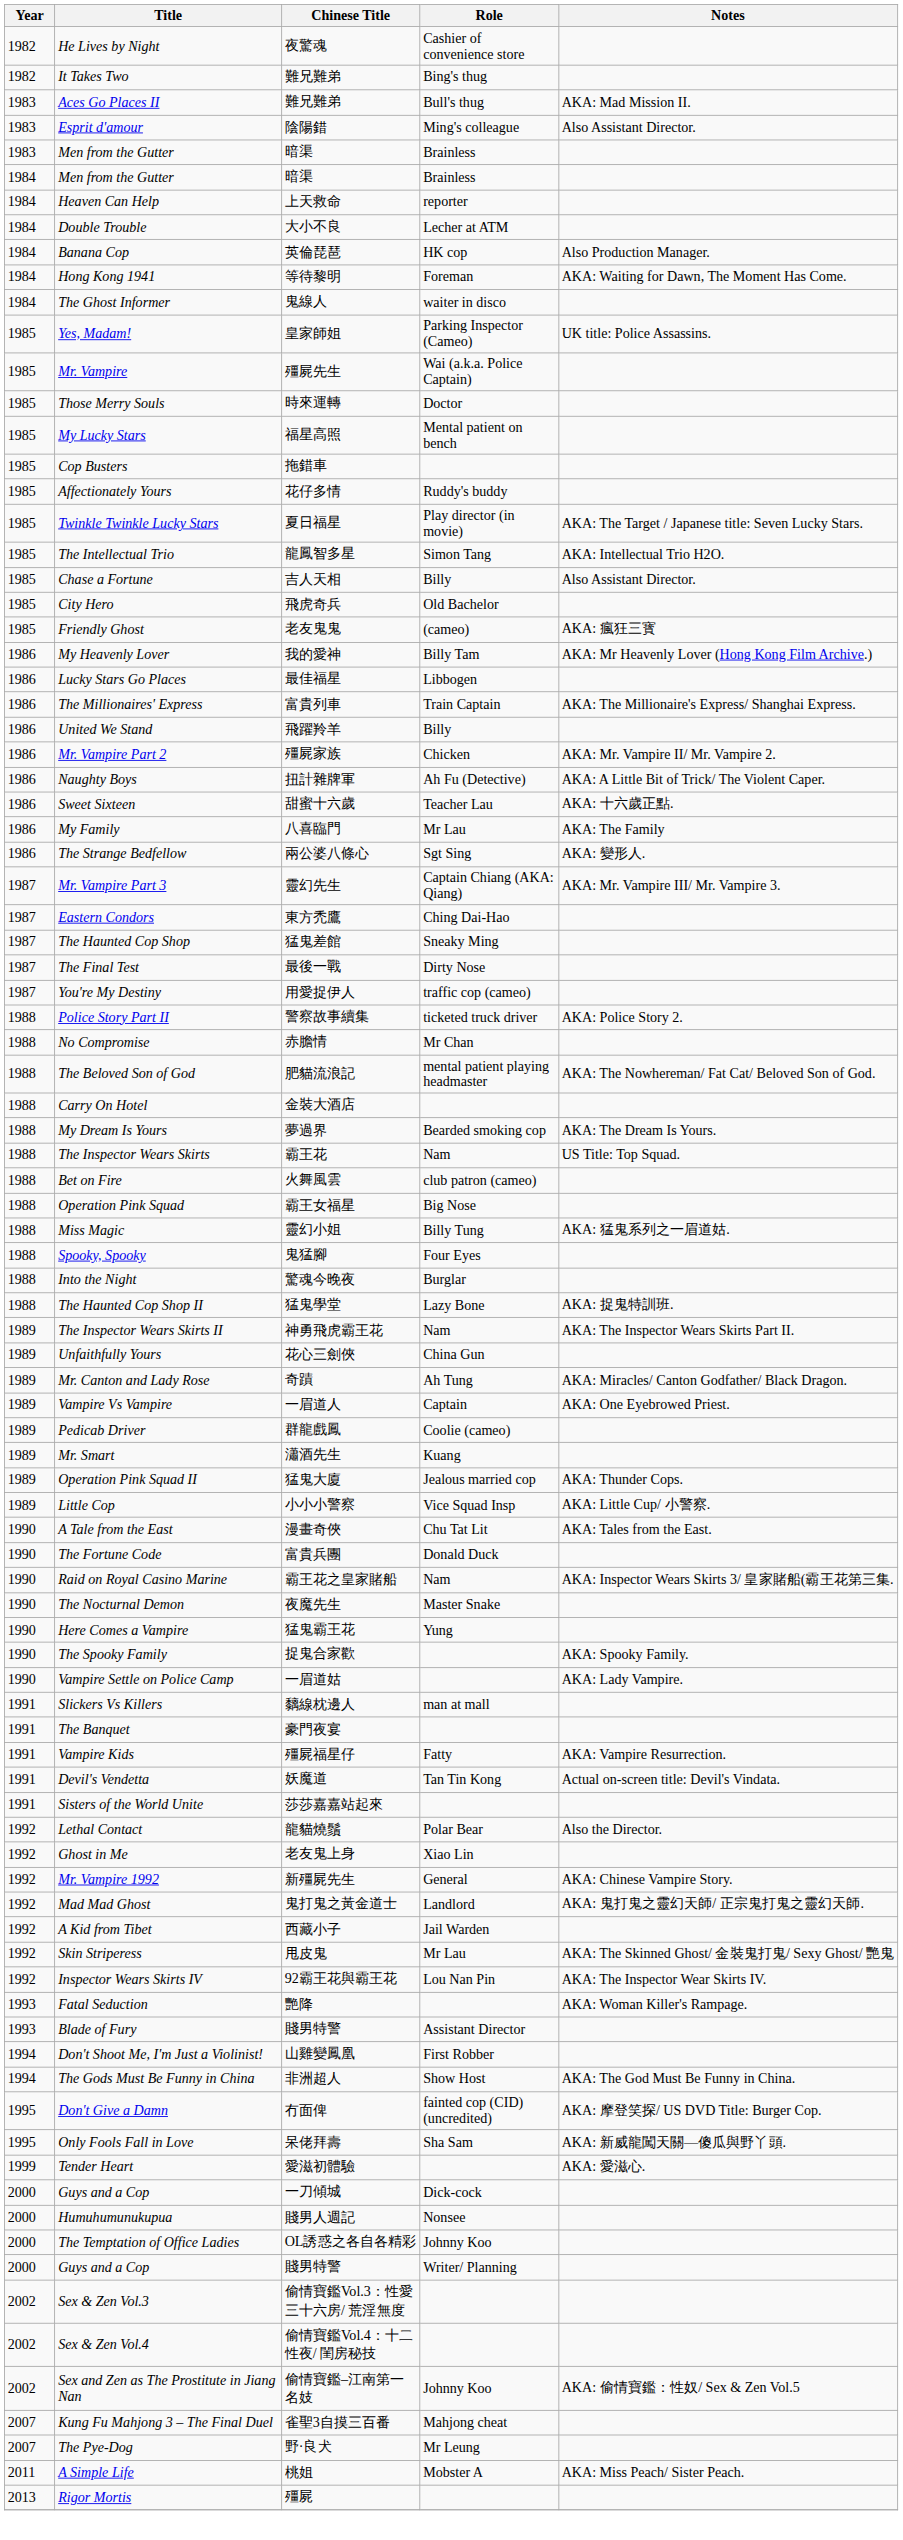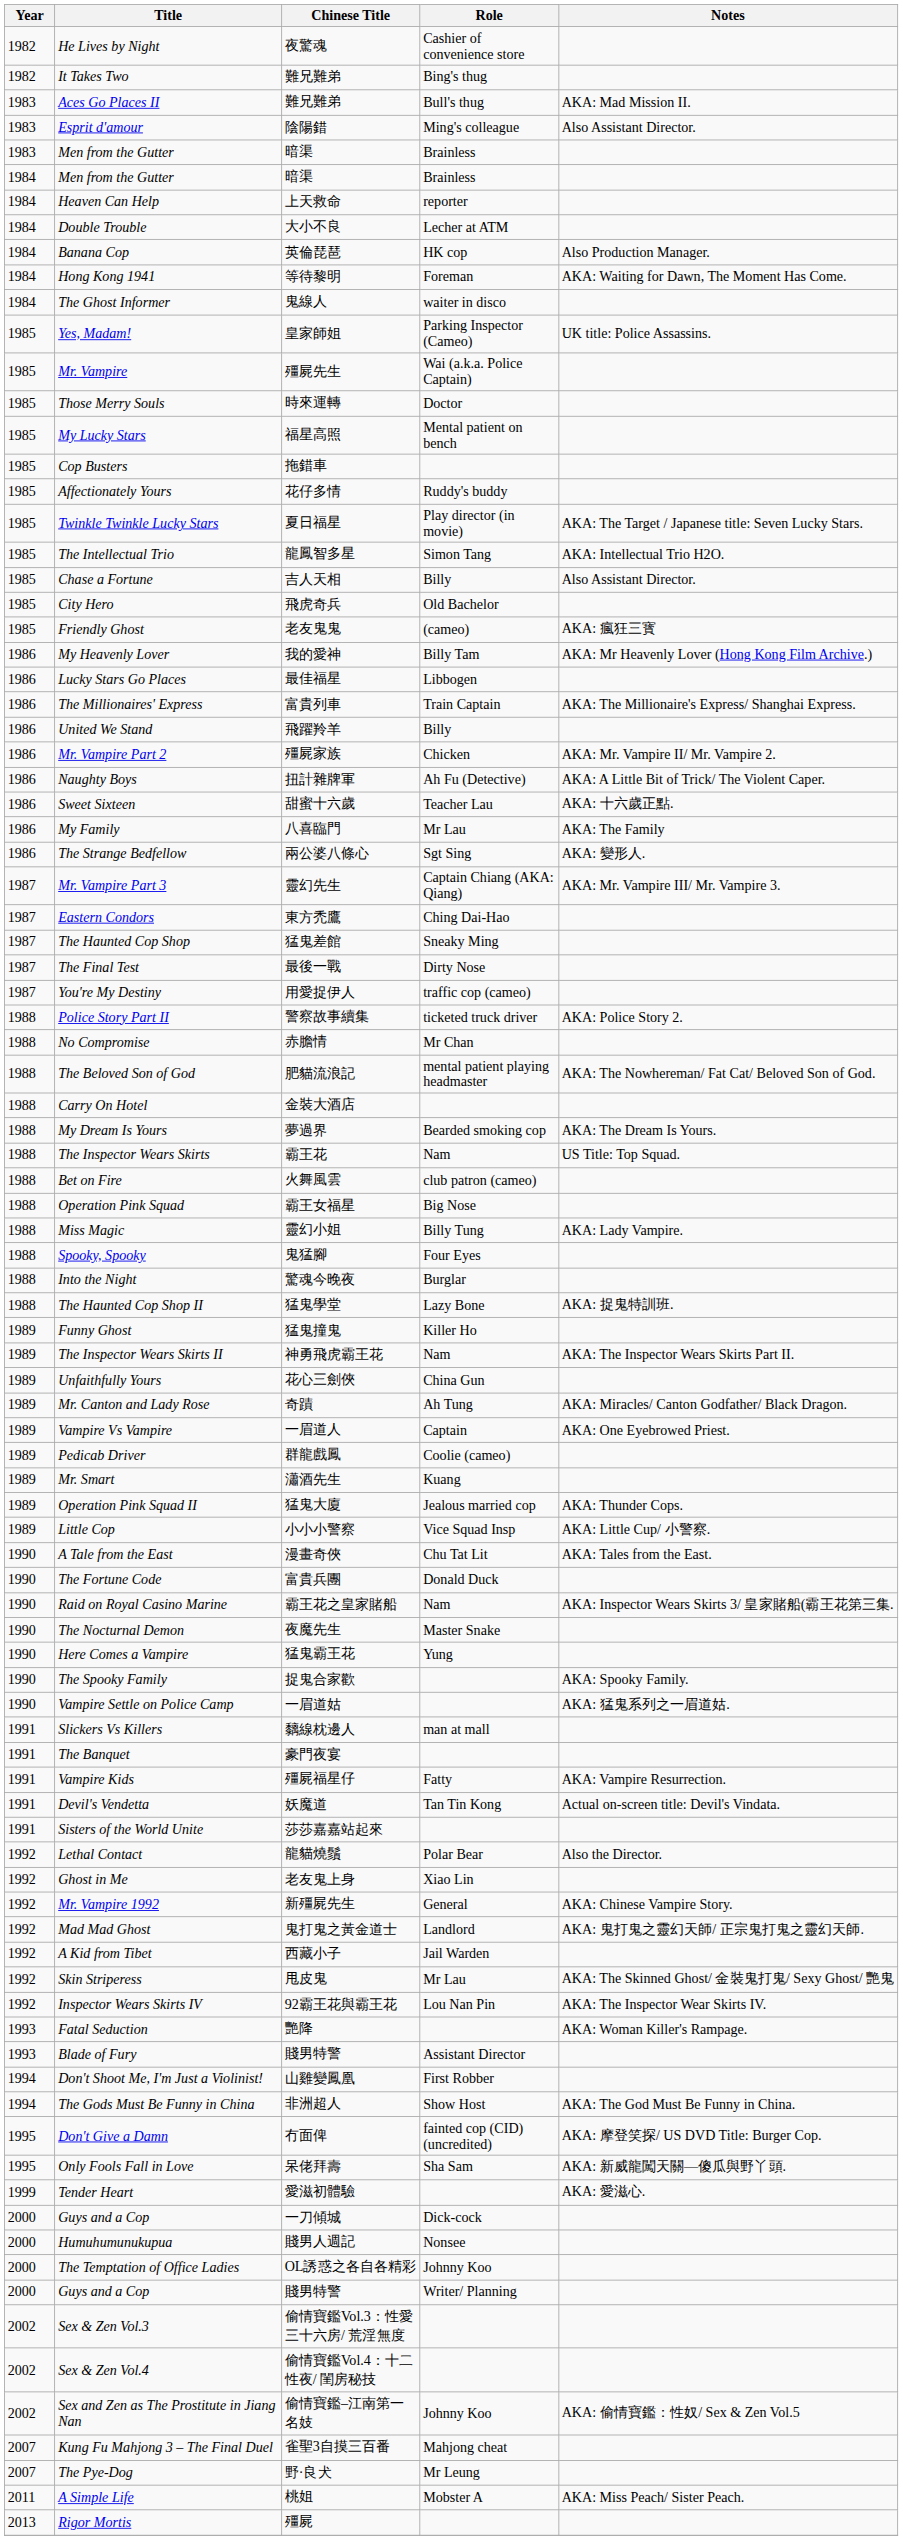(646, 1229) AKA: 猛鬼系列之一眉道姑. -> (622, 1230) AKA: Lady Vampire.
+ row: (95, 1330)
(622, 1679) AKA: Lady Vampire. -> (646, 1704) AKA: 猛鬼系列之一眉道姑.
